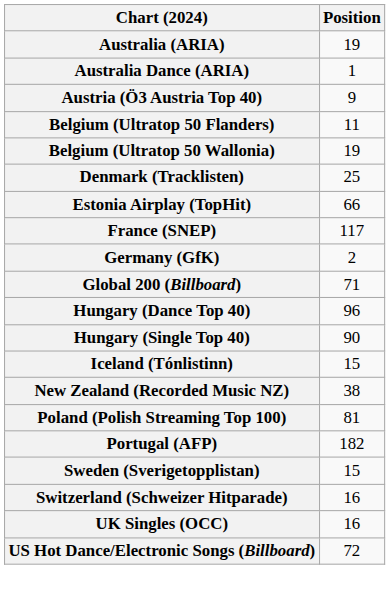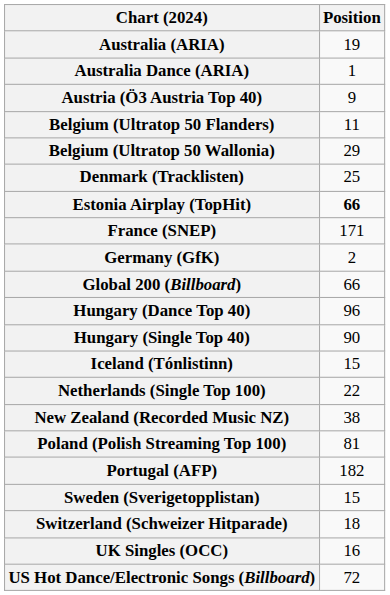(352, 151) 19 -> (352, 151) 29
(352, 204) normal -> (352, 204) bold
(352, 230) 117 -> (352, 230) 171
(352, 284) 71 -> (352, 284) 66
+ row: (162, 390)
(352, 497) 16 -> (352, 524) 18
